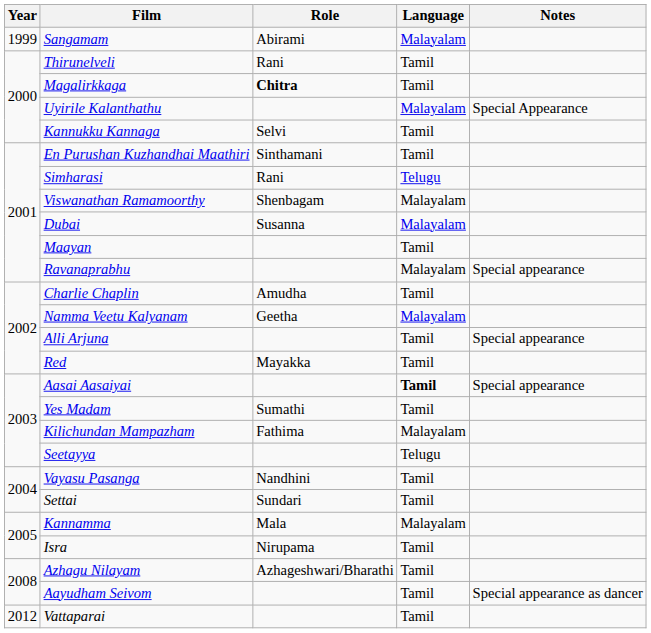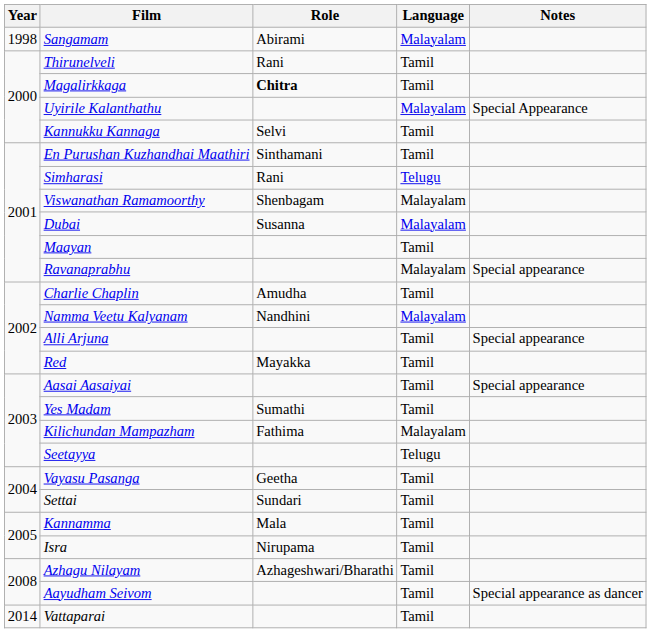(22, 39) 1999 -> (22, 39) 1998
(277, 316) Geetha -> (283, 316) Nandhini
(418, 385) bold -> (417, 385) normal
(283, 477) Nandhini -> (277, 477) Geetha
(433, 524) Malayalam -> (417, 524) Tamil
(22, 616) 2012 -> (22, 616) 2014
